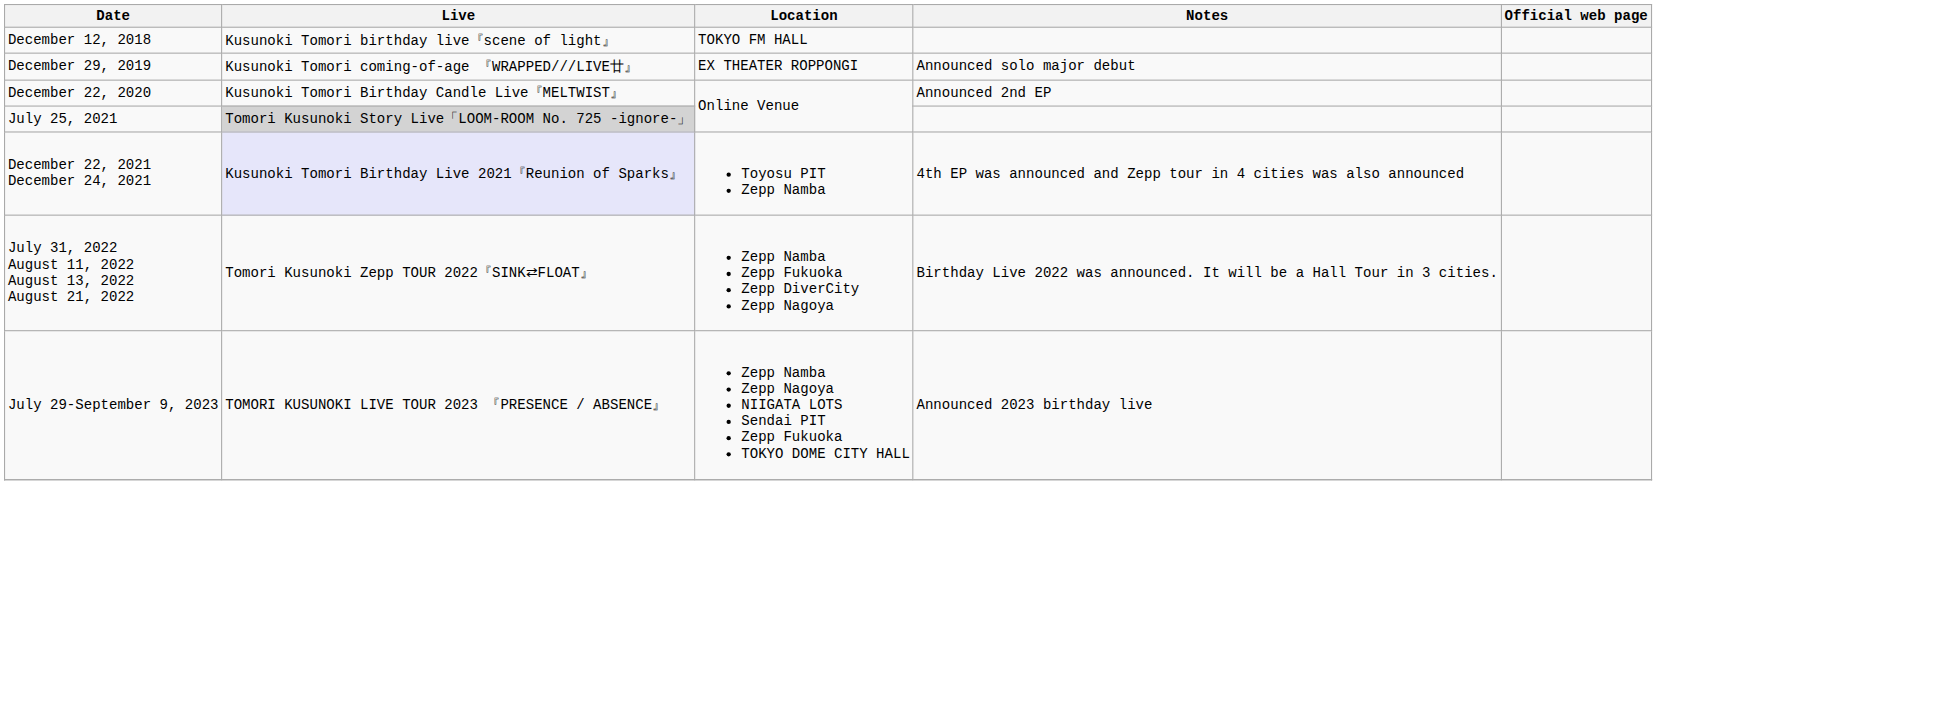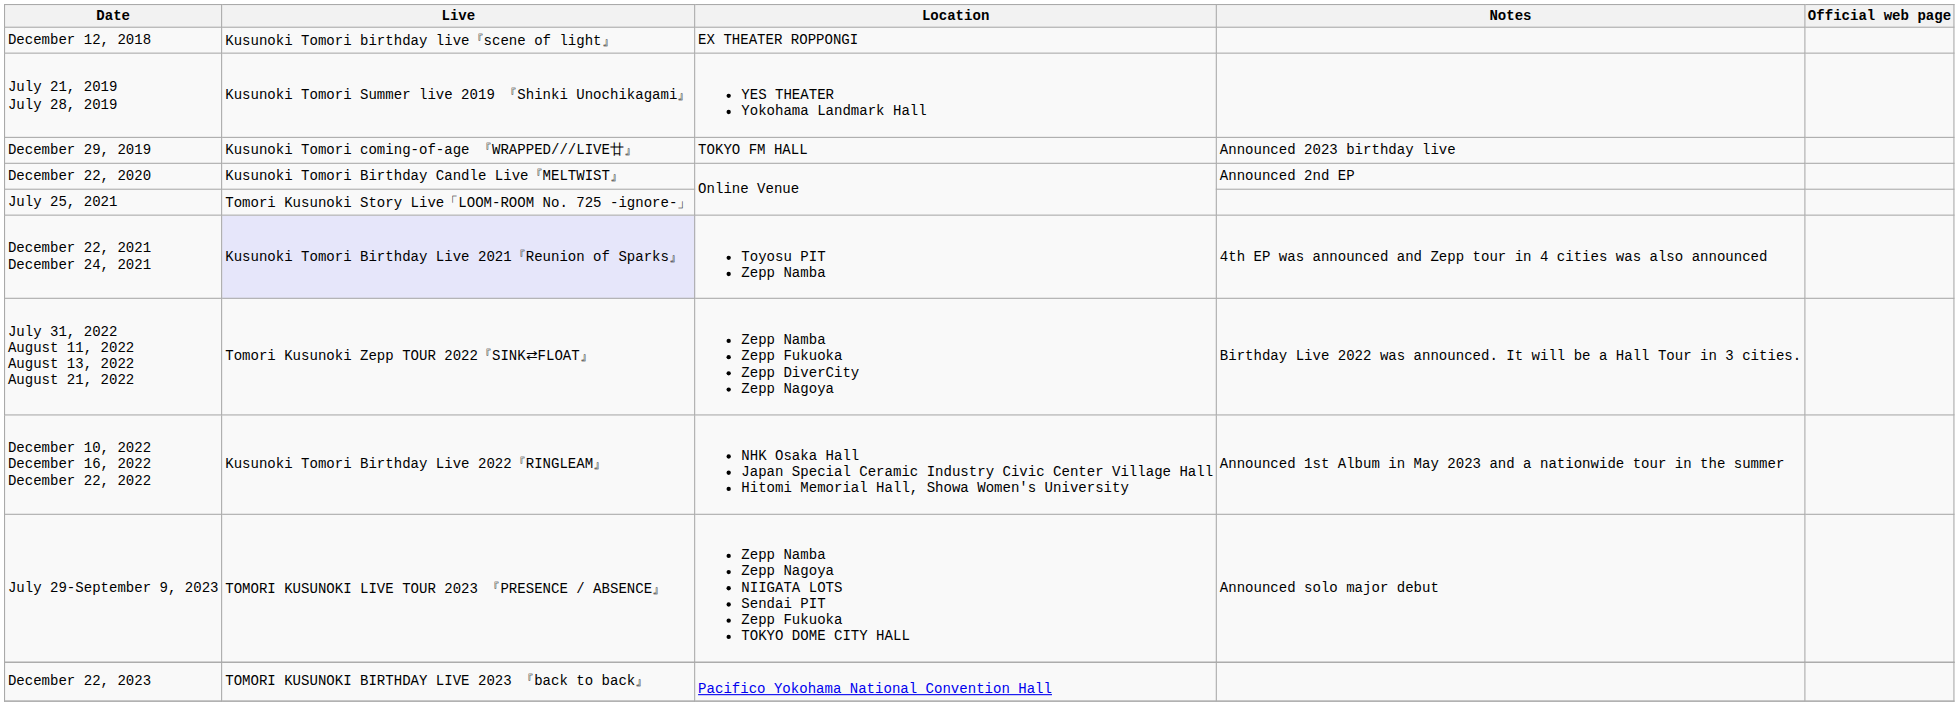(753, 40) TOKYO FM HALL -> (778, 40) EX THEATER ROPPONGI
+ row: (70, 96)
(778, 67) EX THEATER ROPPONGI -> (753, 150) TOKYO FM HALL
(1026, 67) Announced solo major debut -> (1338, 150) Announced 2023 birthday live
(458, 119) lightgrey background -> (458, 203) no background
+ row: (79, 464)
(1034, 405) Announced 2023 birthday live -> (1329, 588) Announced solo major debut
+ row: (79, 682)
